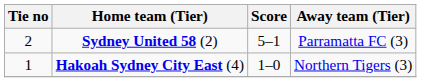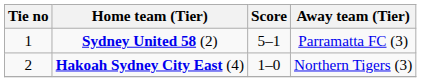(28, 40) 2 -> (28, 40) 1
(28, 64) 1 -> (28, 64) 2
